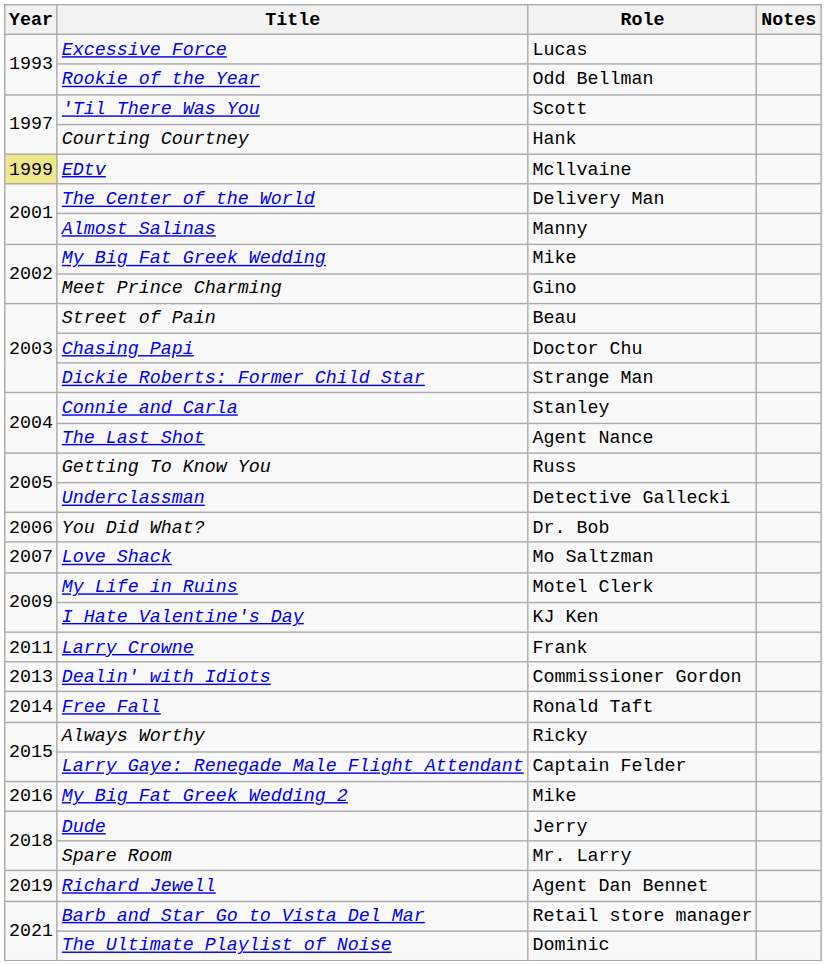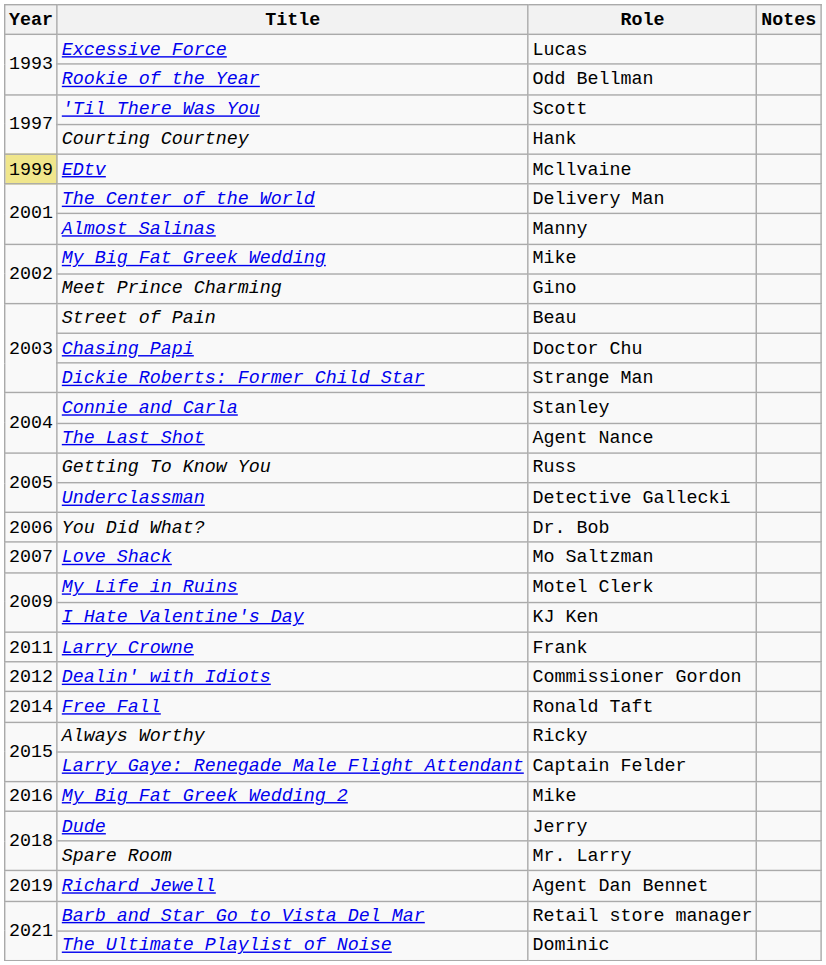(31, 677) 2013 -> (31, 677) 2012
